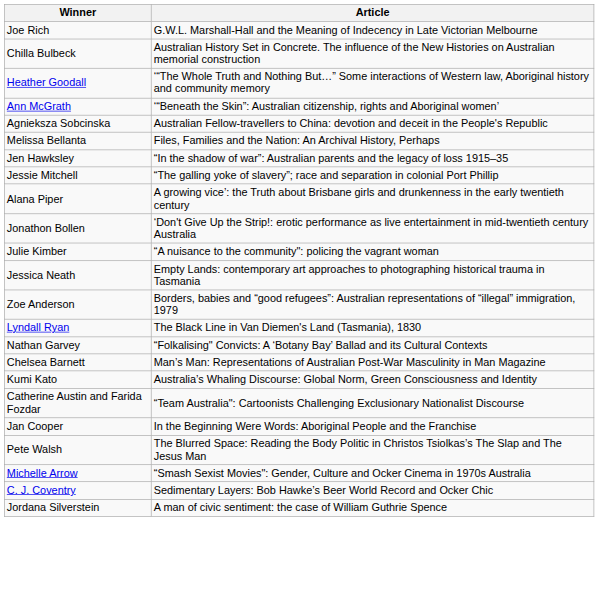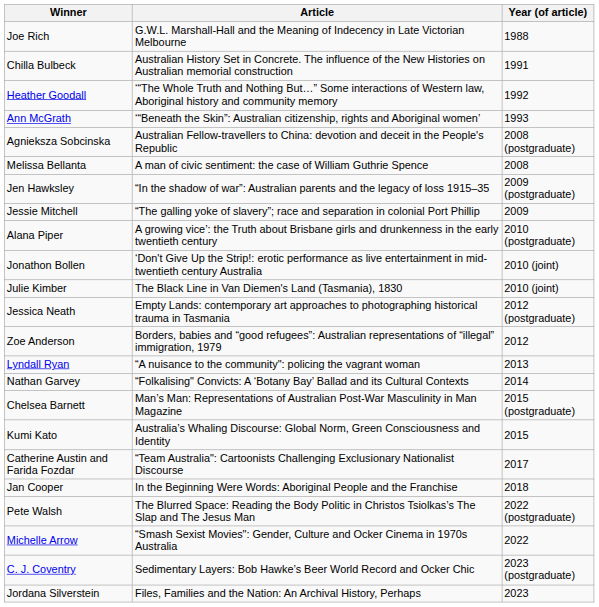+ column: (548, 13)
(297, 141) Files, Families and the Nation: An Archival History, Perhaps -> (282, 165) A man of civic sentiment: the case of William Guthrie Spence
(296, 251) “A nuisance to the community": policing the vagrant woman -> (269, 288) The Black Line in Van Diemen's Land (Tasmania), 1830
(287, 328) The Black Line in Van Diemen's Land (Tasmania), 1830 -> (278, 364) “A nuisance to the community": policing the vagrant woman
(300, 507) A man of civic sentiment: the case of William Guthrie Spence -> (278, 593) Files, Families and the Nation: An Archival History, Perhaps
